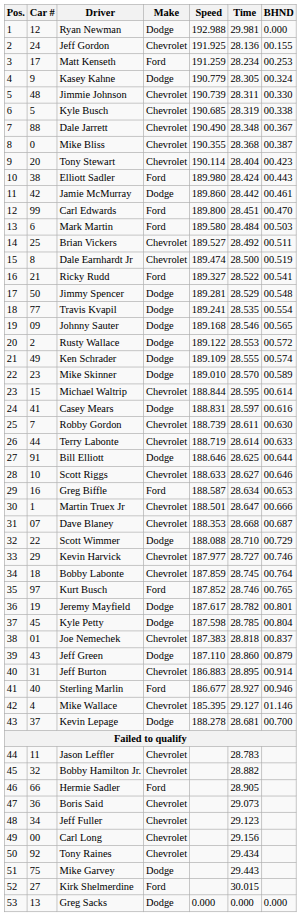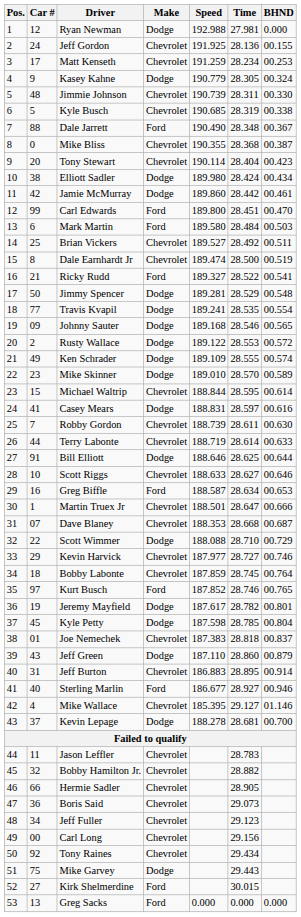(245, 29) 29.981 -> (245, 29) 27.981
(156, 62) Ford -> (167, 62) Chevrolet
(167, 128) Chevrolet -> (156, 128) Ford
(156, 177) Ford -> (160, 177) Dodge
(278, 177) 00.443 -> (278, 177) 00.434
(156, 787) Ford -> (167, 787) Chevrolet
(160, 903) Dodge -> (156, 903) Ford
